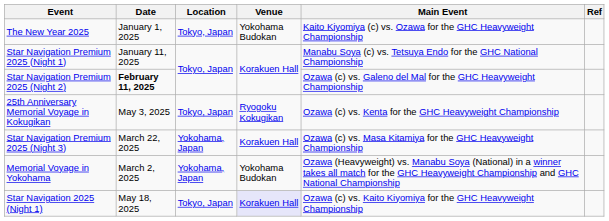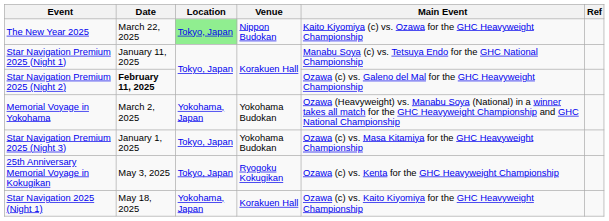(140, 31) January 1, 2025 -> (139, 31) March 22, 2025
(205, 31) no background -> (205, 31) lightgreen background
(261, 31) Yokohama Budokan -> (258, 31) Nippon Budokan
rows swapped: (48, 173) <-> (48, 112)
(139, 142) March 22, 2025 -> (140, 142) January 1, 2025
(201, 142) Yokohama, Japan -> (205, 142) Tokyo, Japan
(269, 142) Korakuen Hall -> (261, 142) Yokohama Budokan
(205, 203) Tokyo, Japan -> (201, 203) Yokohama, Japan
(269, 203) lavender background -> (269, 203) no background
